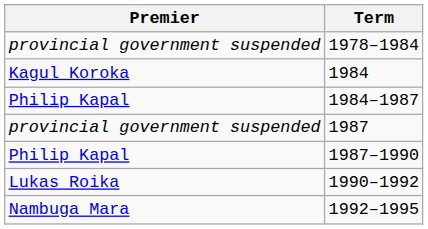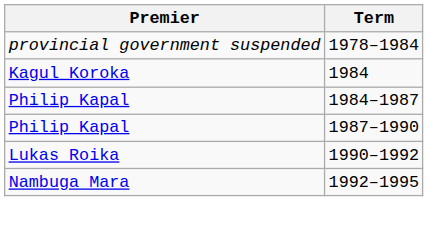- row: (349, 128)
